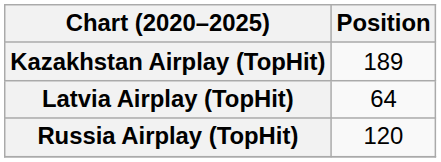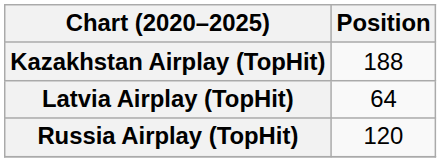(383, 61) 189 -> (383, 61) 188
